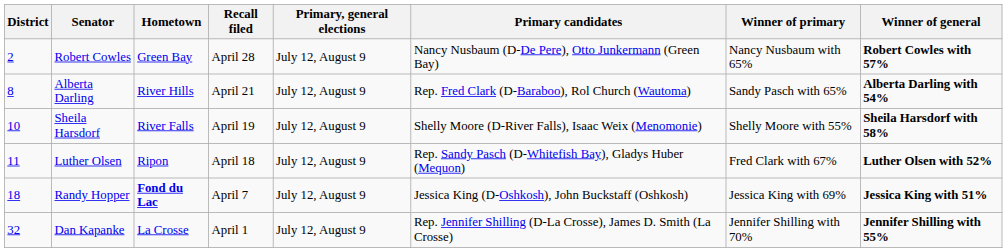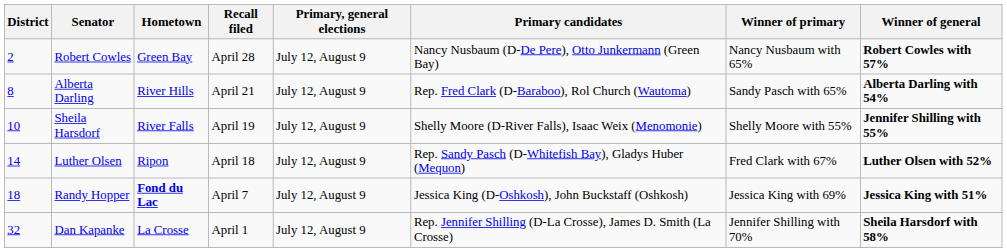(920, 125) Sheila Harsdorf with 58% -> (922, 125) Jennifer Shilling with 55%
(14, 160) 11 -> (14, 160) 14
(922, 230) Jennifer Shilling with 55% -> (920, 230) Sheila Harsdorf with 58%
